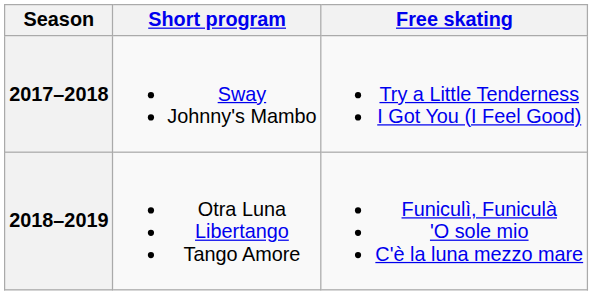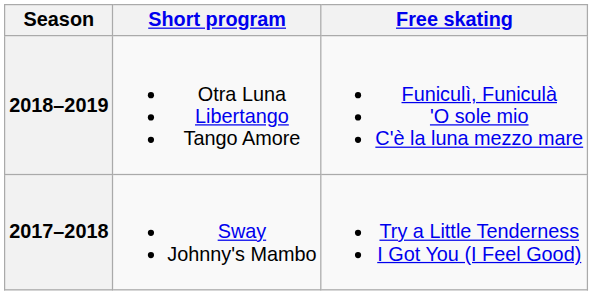rows swapped: (59, 220) <-> (59, 93)
